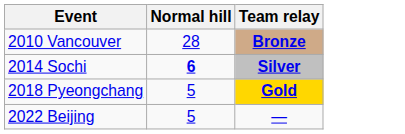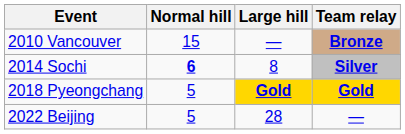+ column: (274, 16)
(191, 41) 28 -> (191, 41) 15
